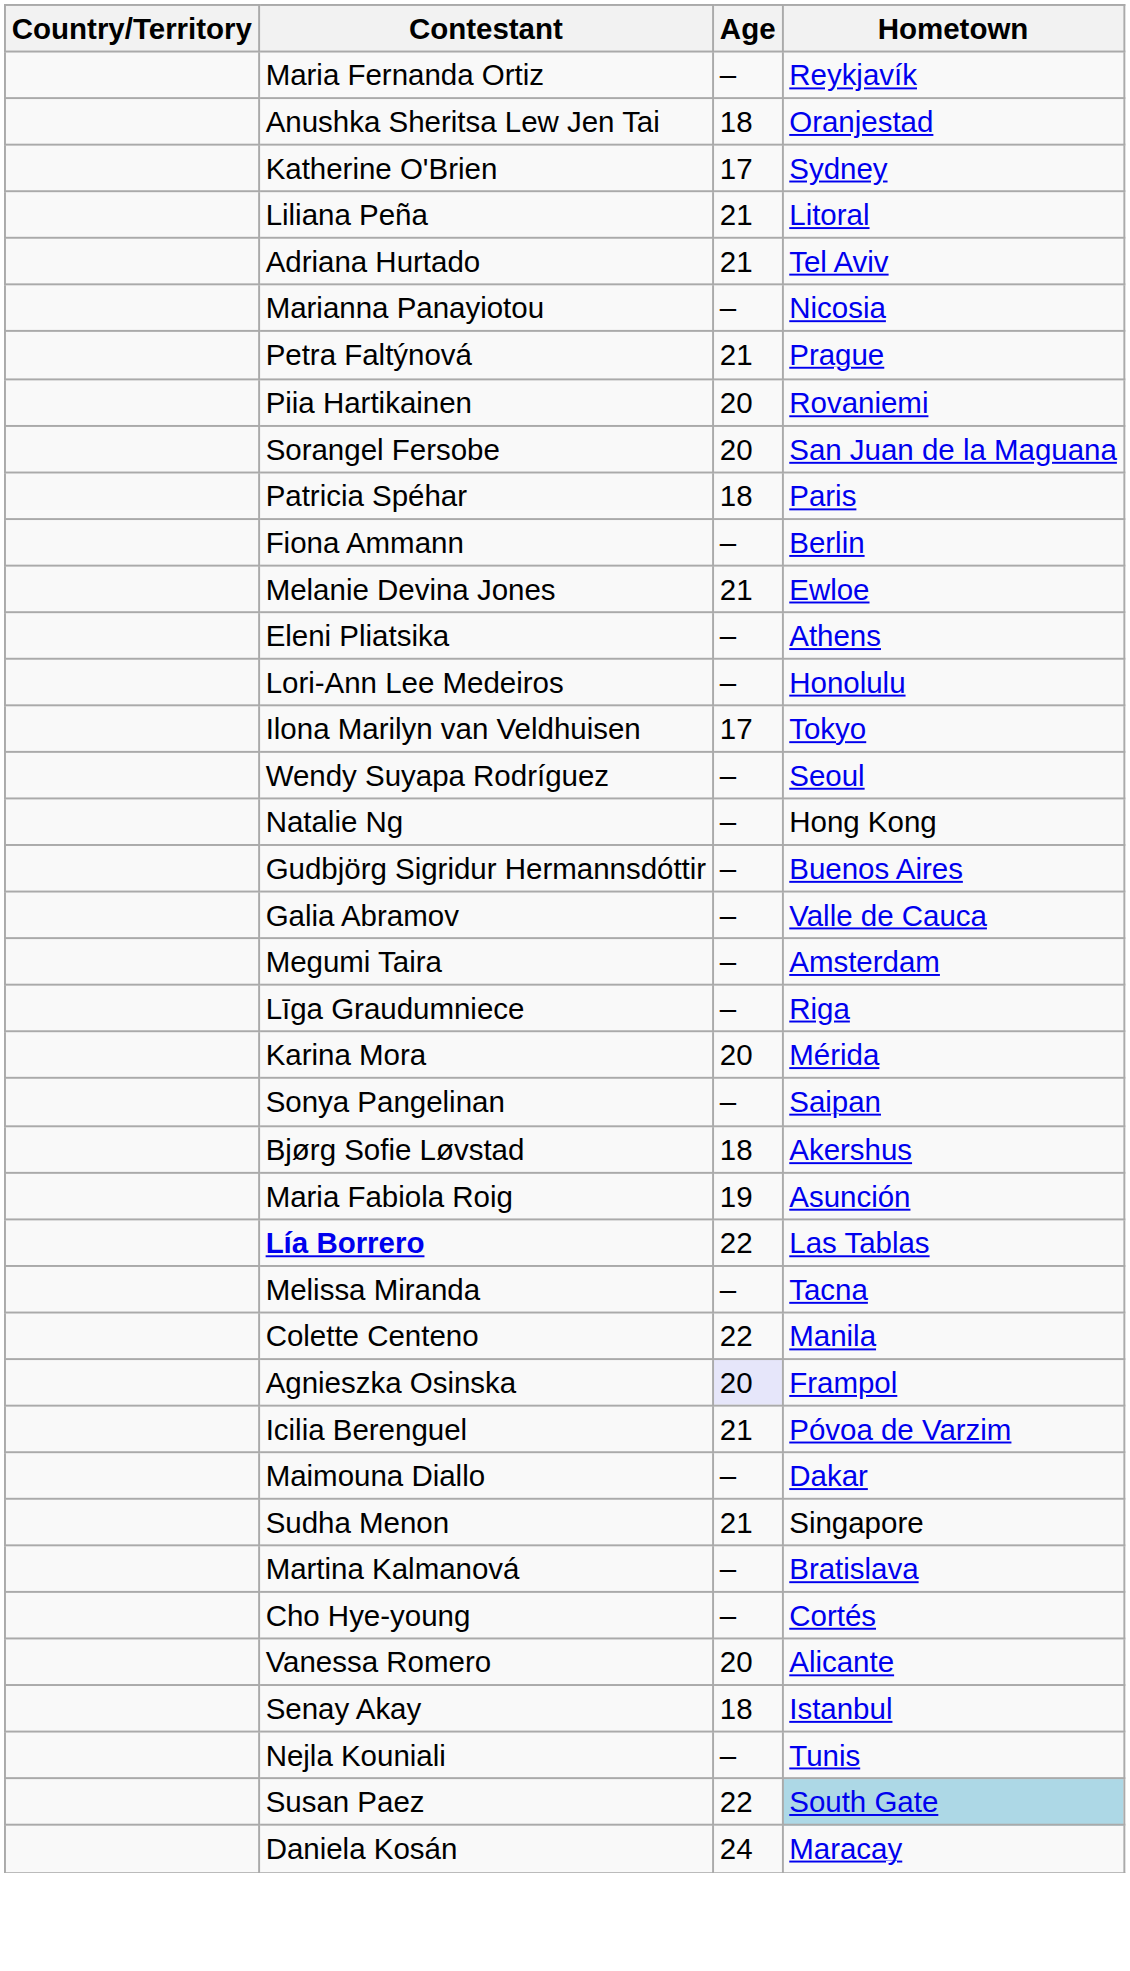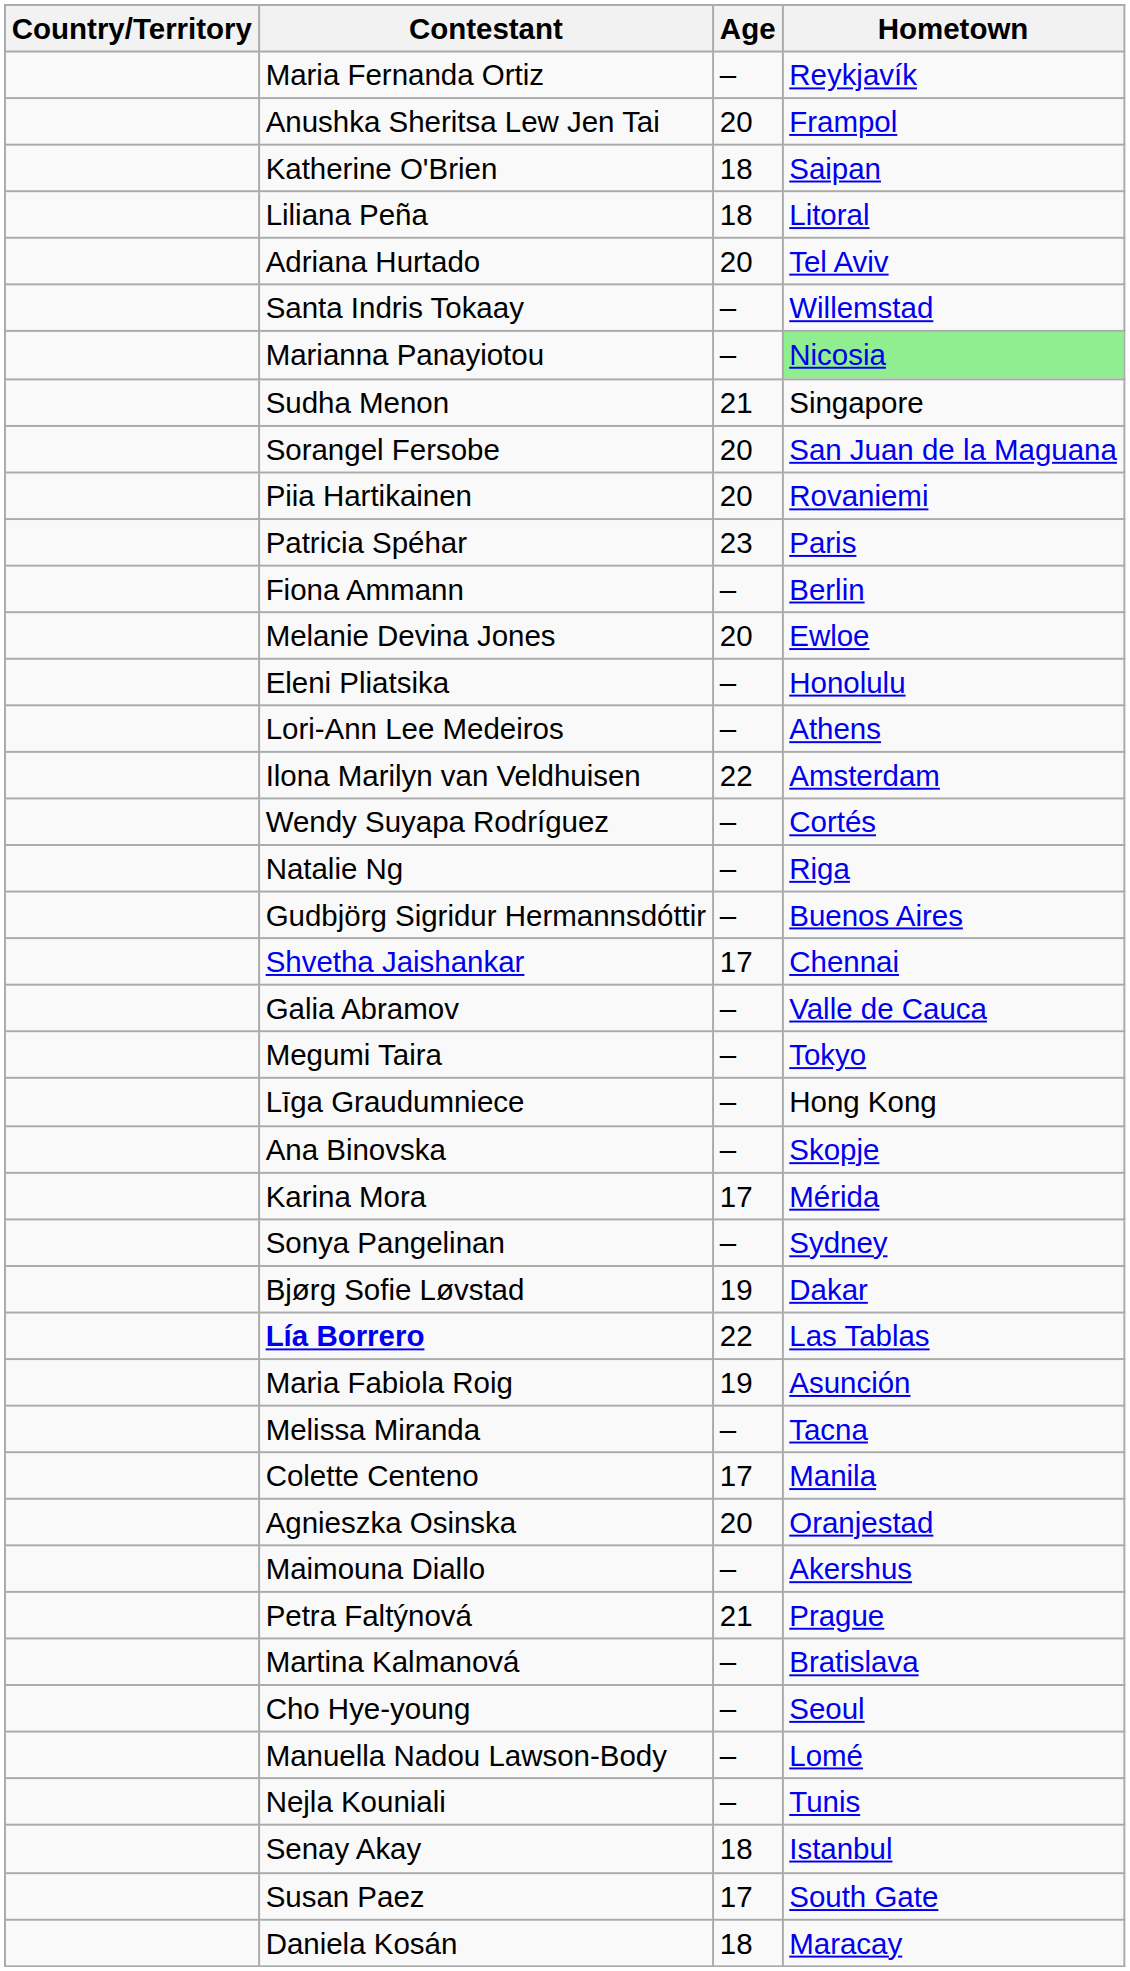(736, 122) 18 -> (736, 122) 20
(861, 122) Oranjestad -> (843, 122) Frampol
(736, 169) 17 -> (736, 169) 18
(838, 169) Sydney -> (835, 169) Saipan
(736, 215) 21 -> (736, 215) 18
(736, 262) 21 -> (736, 262) 20
+ row: (395, 309)
(838, 309) no background -> (838, 355) lightgreen background
rows swapped: (369, 355) <-> (357, 1522)
rows swapped: (383, 449) <-> (369, 402)
(736, 495) 18 -> (736, 542) 23
(736, 589) 21 -> (736, 635) 20
(835, 635) Athens -> (847, 682) Honolulu
(847, 682) Honolulu -> (835, 729) Athens
(736, 729) 17 -> (736, 775) 22
(828, 729) Tokyo -> (865, 775) Amsterdam
(827, 775) Seoul -> (833, 822) Cortés
(863, 822) Hong Kong -> (820, 869) Riga
+ row: (395, 962)
(865, 962) Amsterdam -> (828, 1055) Tokyo
(820, 1009) Riga -> (863, 1102) Hong Kong
+ row: (356, 1149)
(736, 1055) 20 -> (736, 1196) 17
(835, 1102) Saipan -> (838, 1242) Sydney
(736, 1149) 18 -> (736, 1289) 19
(851, 1149) Akershus -> (829, 1289) Dakar
rows swapped: (345, 1242) <-> (389, 1196)
(736, 1336) 22 -> (736, 1476) 17
(736, 1382) lavender background -> (736, 1522) no background
(843, 1382) Frampol -> (861, 1522) Oranjestad
- row: (366, 1429)
(829, 1476) Dakar -> (851, 1569) Akershus
(833, 1616) Cortés -> (827, 1709) Seoul
- row: (378, 1662)
+ row: (466, 1756)
rows swapped: (356, 1756) <-> (343, 1709)
(736, 1802) 22 -> (736, 1896) 17
(864, 1802) lightblue background -> (864, 1896) no background
(736, 1849) 24 -> (736, 1942) 18
